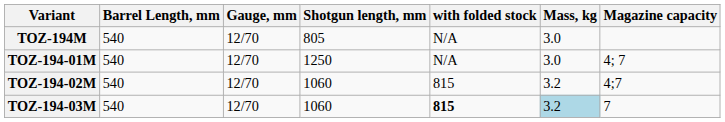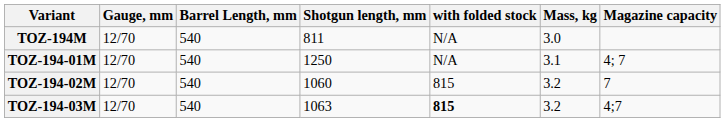columns swapped: (262, 15) <-> (161, 15)
(314, 38) 805 -> (314, 38) 811
(552, 60) 3.0 -> (552, 60) 3.1
(613, 83) 4;7 -> (607, 83) 7
(318, 106) 1060 -> (318, 106) 1063
(552, 106) lightblue background -> (552, 106) no background
(607, 106) 7 -> (613, 106) 4;7
